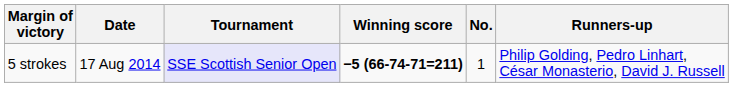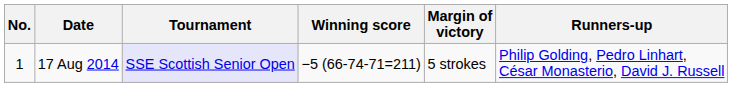columns swapped: (481, 24) <-> (40, 24)
(403, 63) bold -> (361, 63) normal
